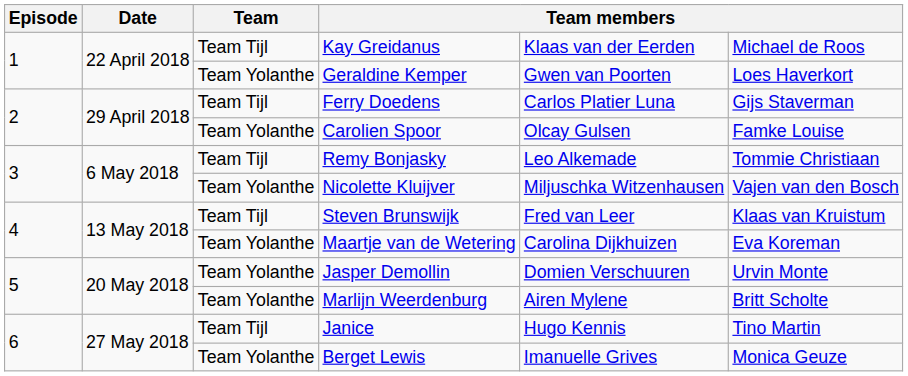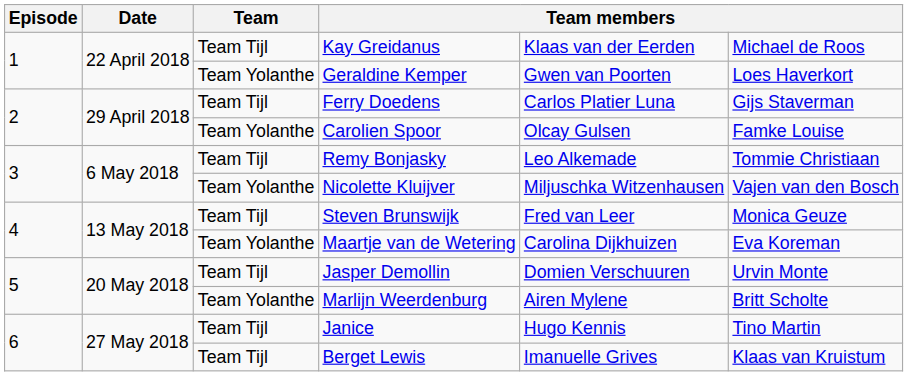(809, 215) Klaas van Kruistum -> (790, 215) Monica Geuze
(256, 272) Team Yolanthe -> (233, 272) Team Tijl
(256, 356) Team Yolanthe -> (233, 356) Team Tijl
(790, 356) Monica Geuze -> (809, 356) Klaas van Kruistum
